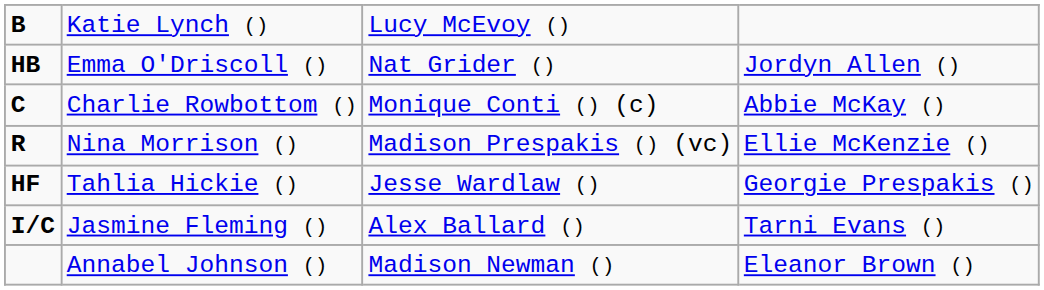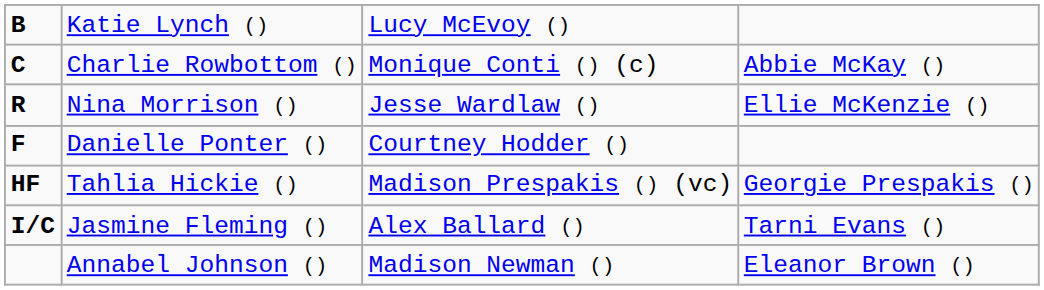- row: (197, 65)
(550, 145) Madison Prespakis () (vc) -> (484, 105) Jesse Wardlaw ()
+ row: (197, 145)
(484, 185) Jesse Wardlaw () -> (550, 185) Madison Prespakis () (vc)
